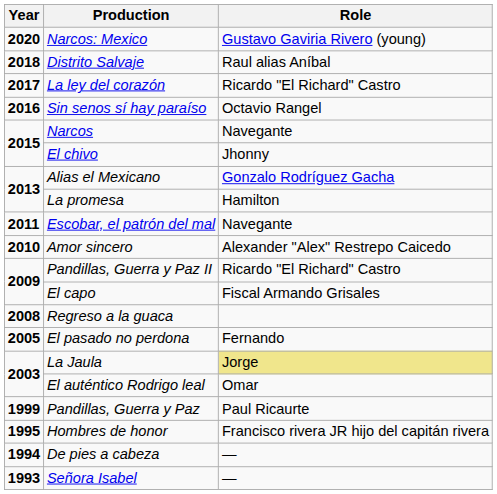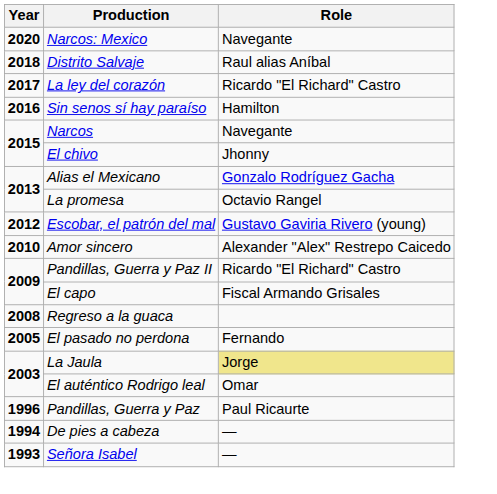(324, 39) Gustavo Gaviria Rivero (young) -> (257, 39) Navegante
(272, 108) Octavio Rangel -> (251, 108) Hamilton
(251, 200) Hamilton -> (272, 200) Octavio Rangel
(24, 223) 2011 -> (24, 223) 2012
(257, 223) Navegante -> (324, 223) Gustavo Gaviria Rivero (young)
(24, 408) 1999 -> (24, 408) 1996
- row: (107, 431)
